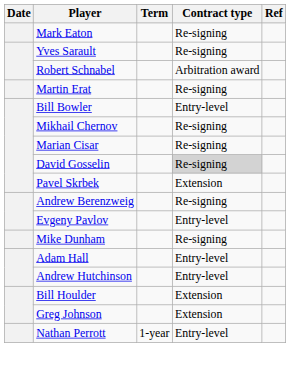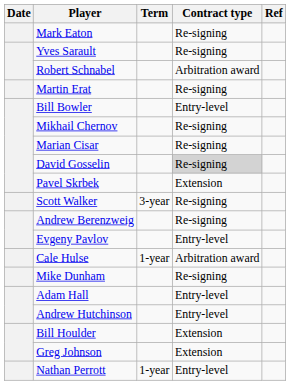+ row: (67, 201)
+ row: (62, 257)
